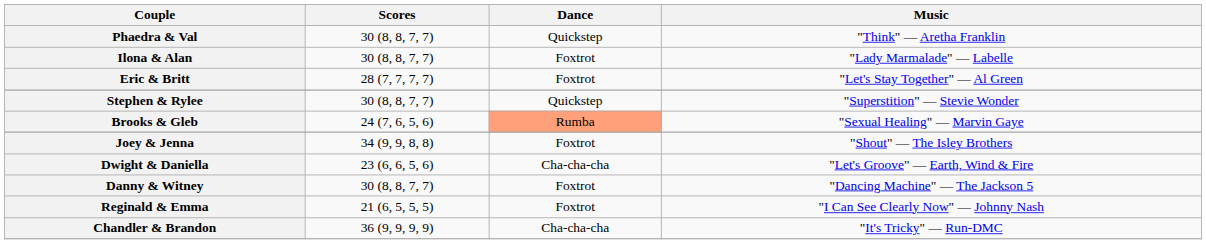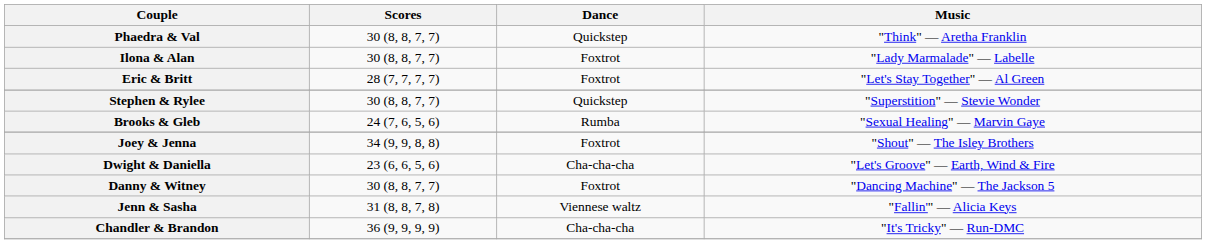(575, 121) lightsalmon background -> (600, 121) no background
- row: (155, 206)
+ row: (157, 206)
